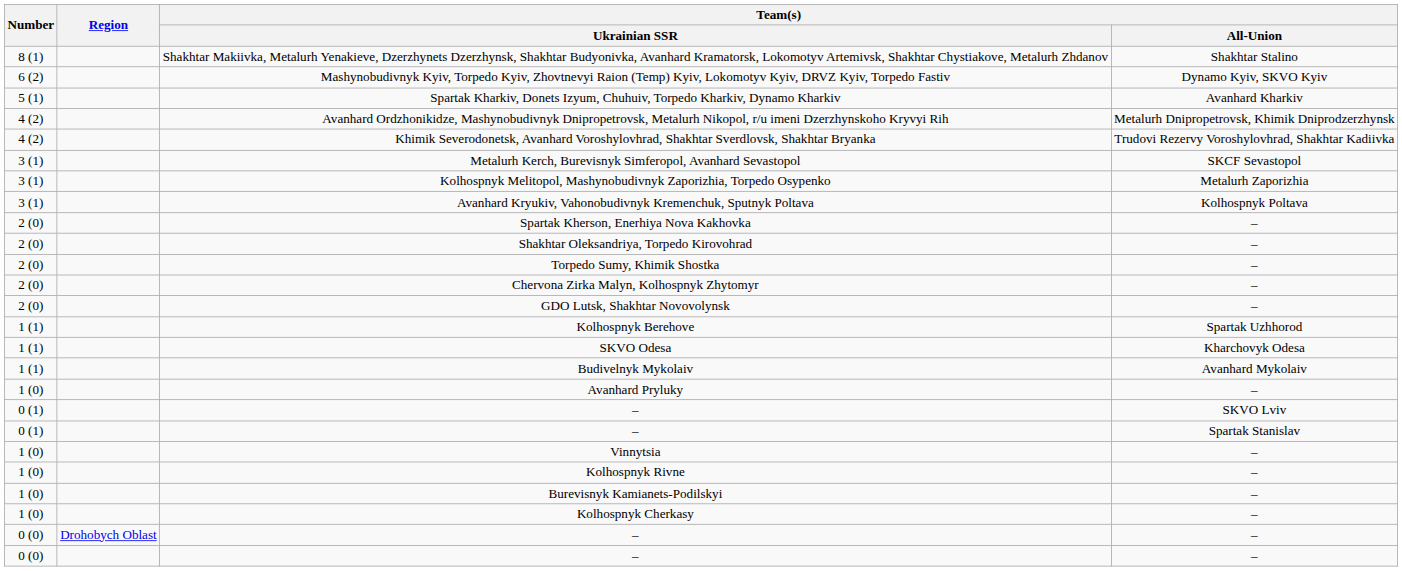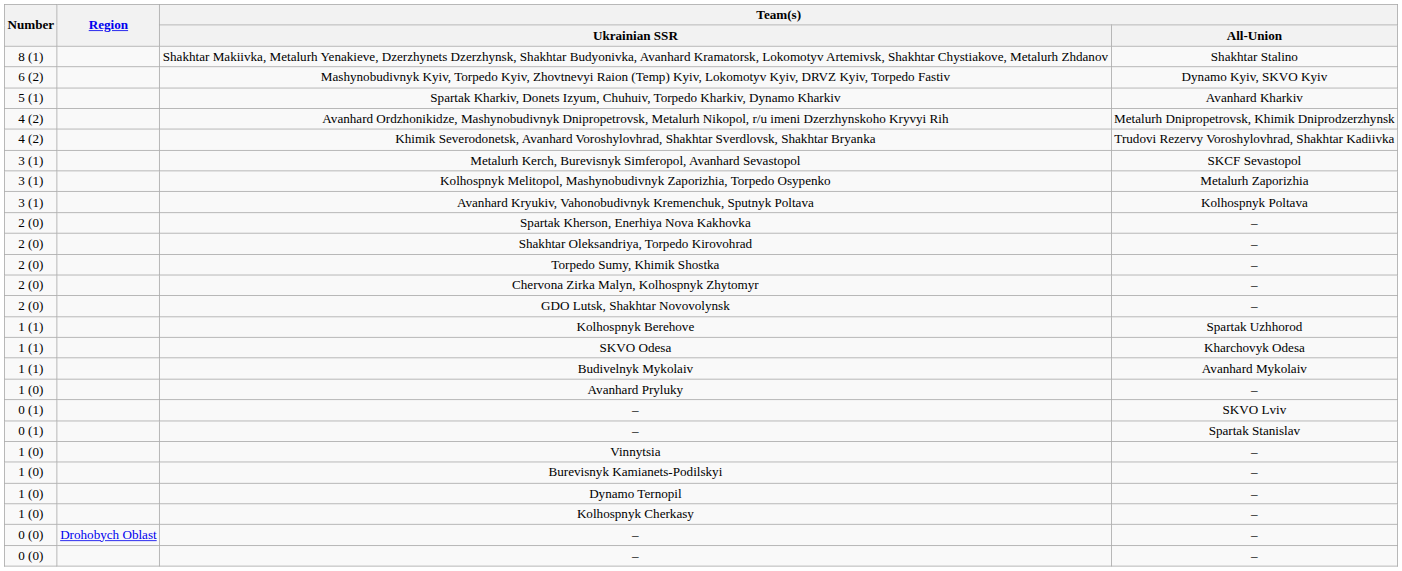- row: (635, 472)
+ row: (635, 493)
